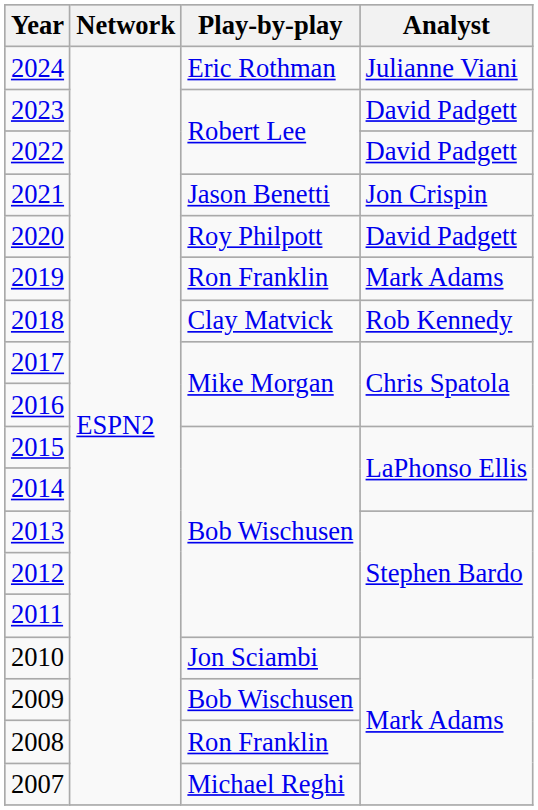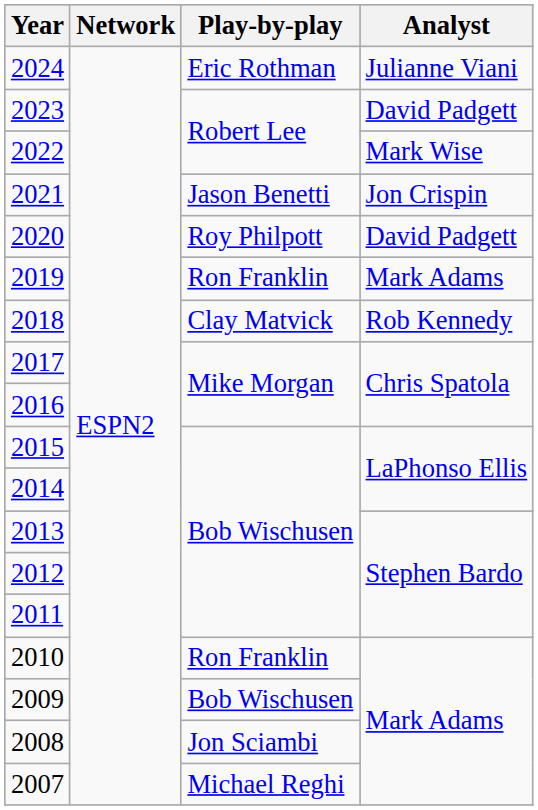(441, 151) David Padgett -> (424, 151) Mark Wise
(253, 657) Jon Sciambi -> (258, 657) Ron Franklin
(258, 741) Ron Franklin -> (253, 741) Jon Sciambi
